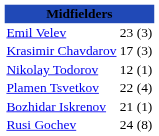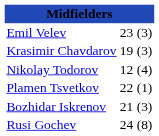(127, 50) 17 -> (127, 50) 19
(145, 69) (1) -> (145, 69) (4)
(145, 87) (4) -> (145, 87) (1)
(145, 106) (1) -> (145, 106) (3)
